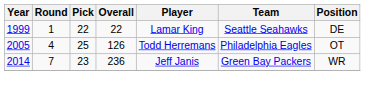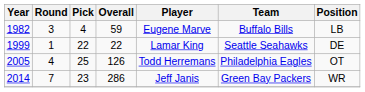+ row: (18, 29)
(116, 62) 236 -> (116, 78) 286
